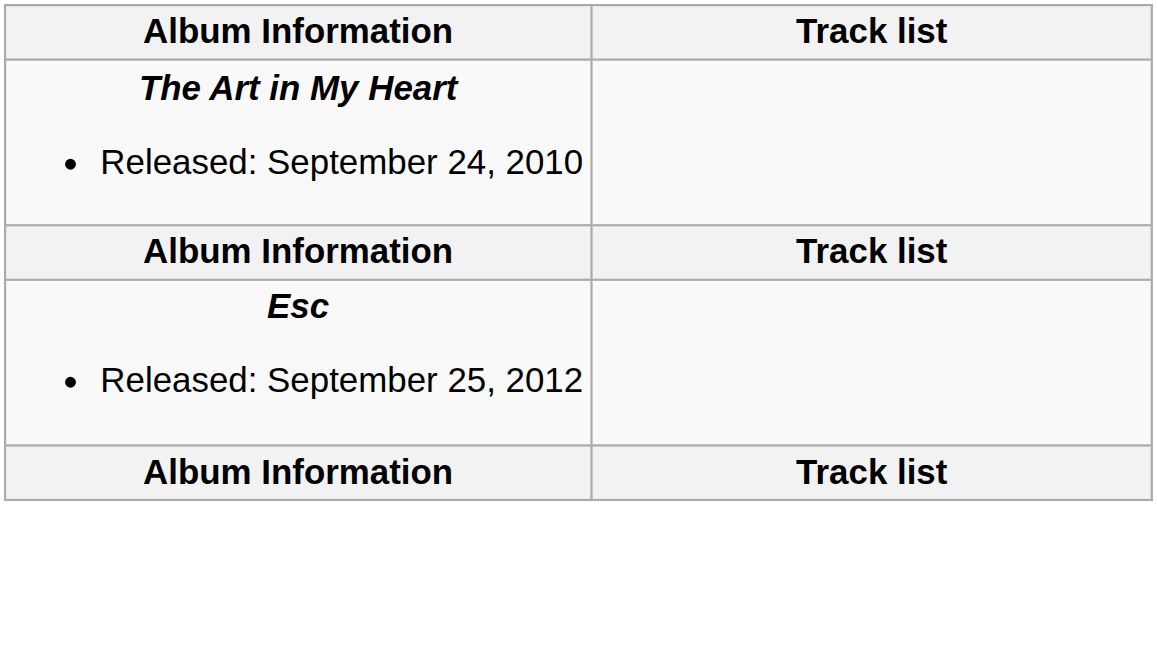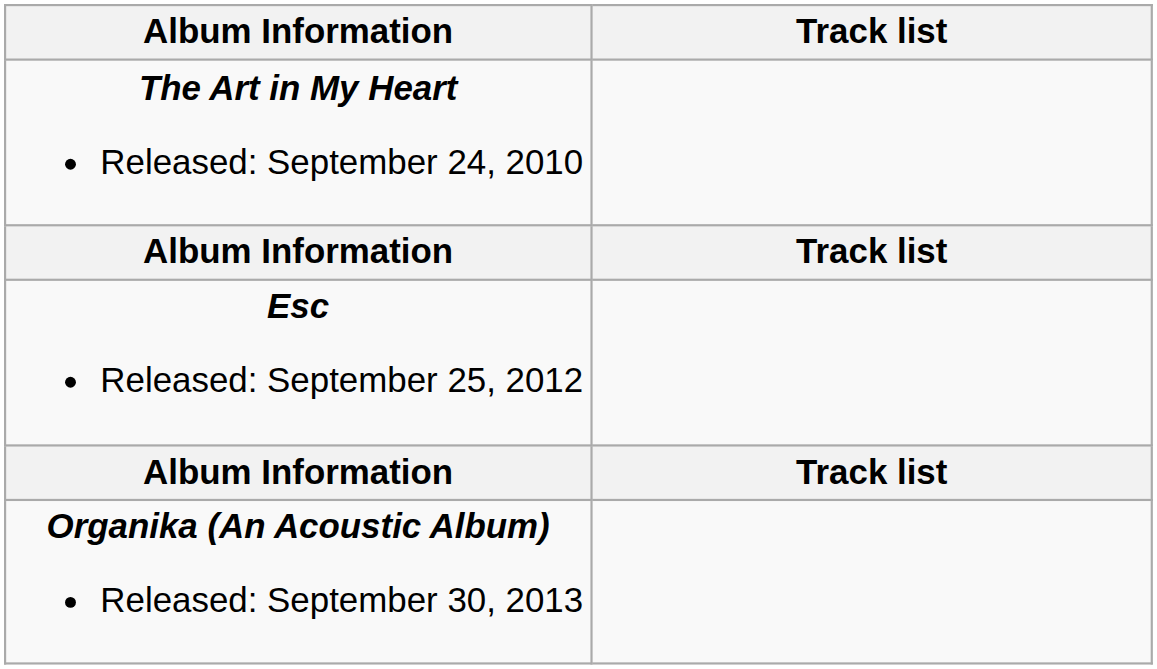+ row: (298, 564)
